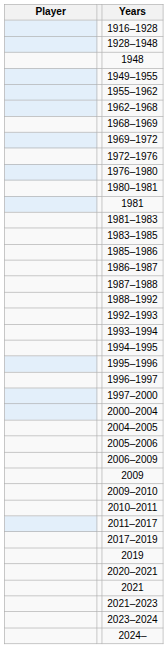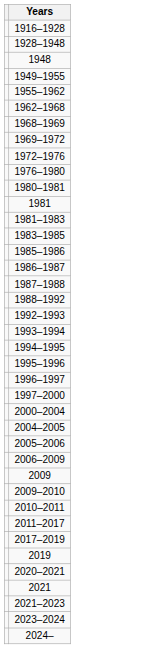- column: (51, 12)
